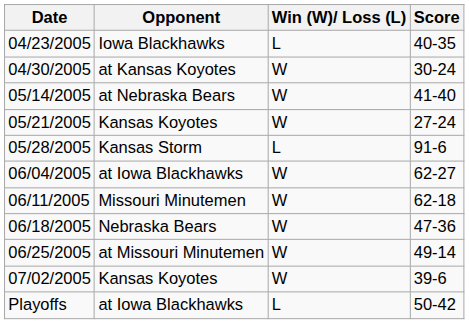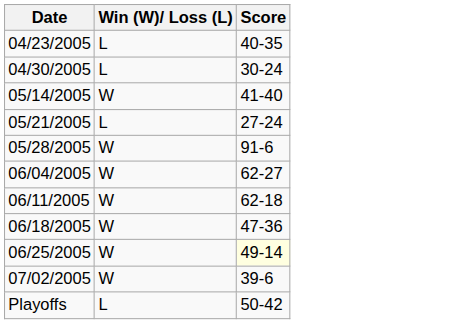- column: (181, 17)
(280, 69) W -> (103, 69) L
(280, 122) W -> (103, 122) L
(276, 148) L -> (106, 148) W
(435, 252) no background -> (261, 252) lightyellow background
